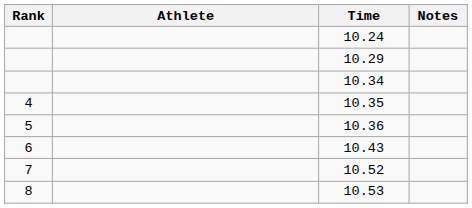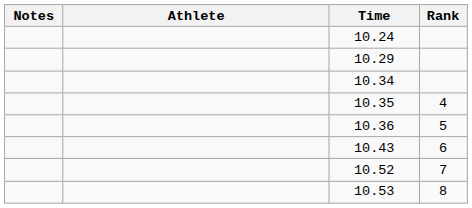columns swapped: (29, 16) <-> (438, 16)
